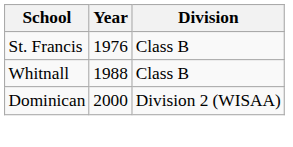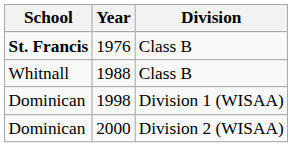(45, 45) normal -> (48, 45) bold
+ row: (113, 100)
